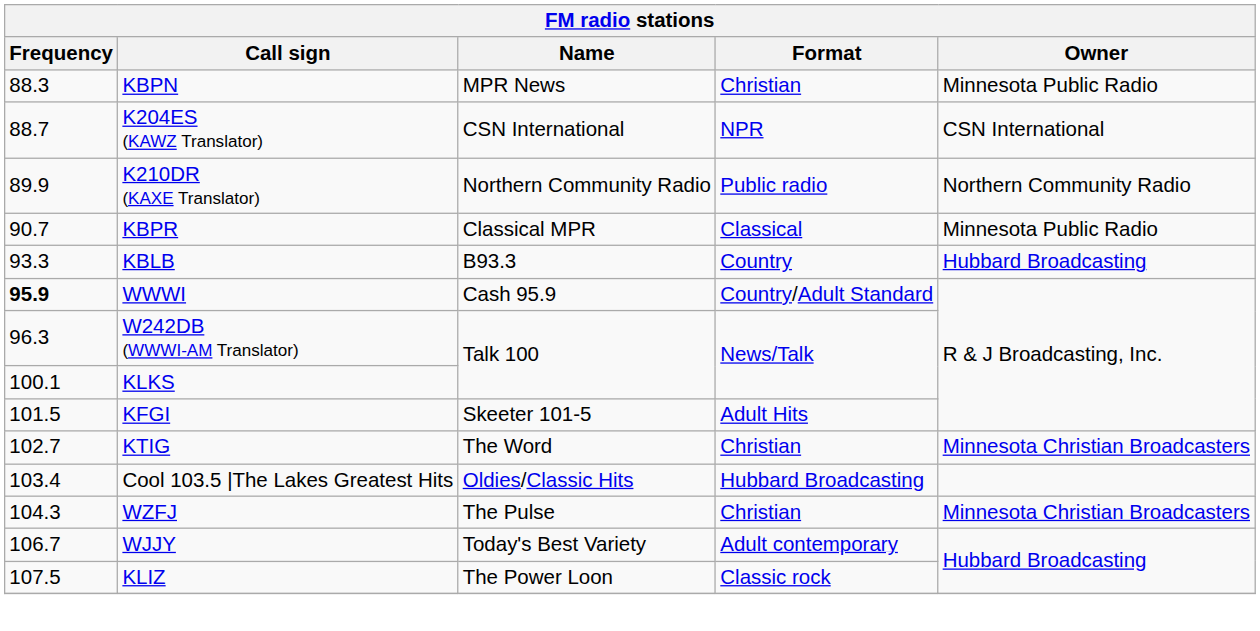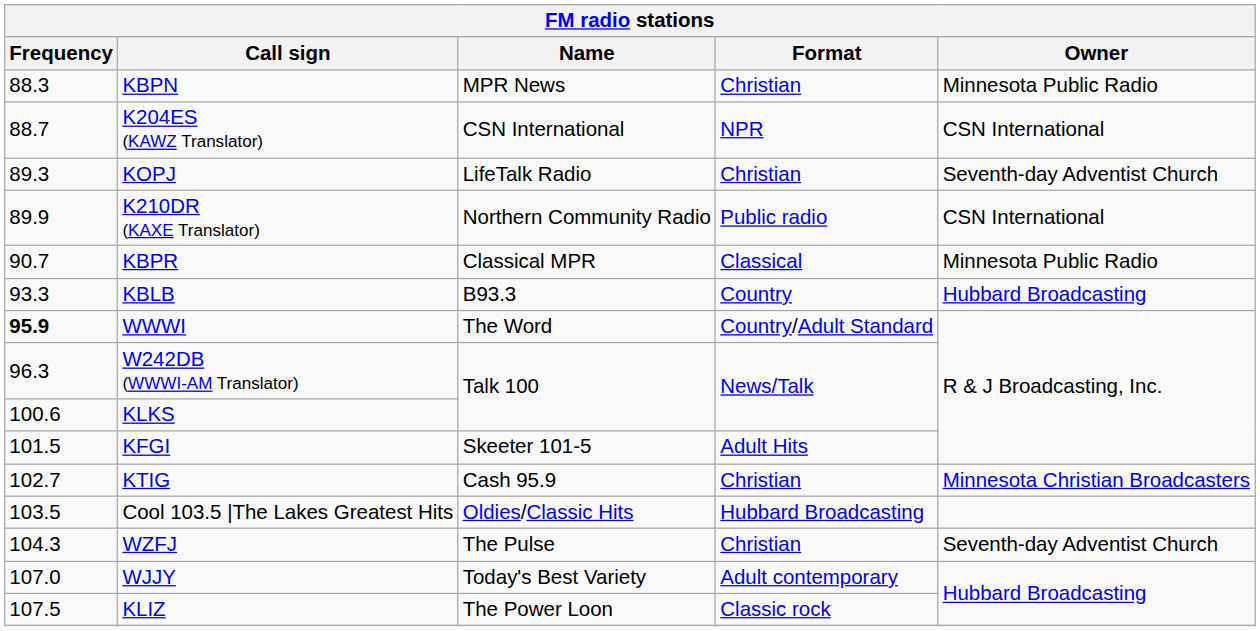+ row: (149, 173)
(1067, 185) Northern Community Radio -> (1023, 217) CSN International
(509, 294) Cash 95.9 -> (507, 326) The Word
(35, 382) 100.1 -> (35, 414) 100.6
(507, 447) The Word -> (509, 479) Cash 95.9
(35, 479) 103.4 -> (35, 512) 103.5
(1096, 512) Minnesota Christian Broadcasters -> (1080, 544) Seventh-day Adventist Church
(35, 544) 106.7 -> (35, 577) 107.0
